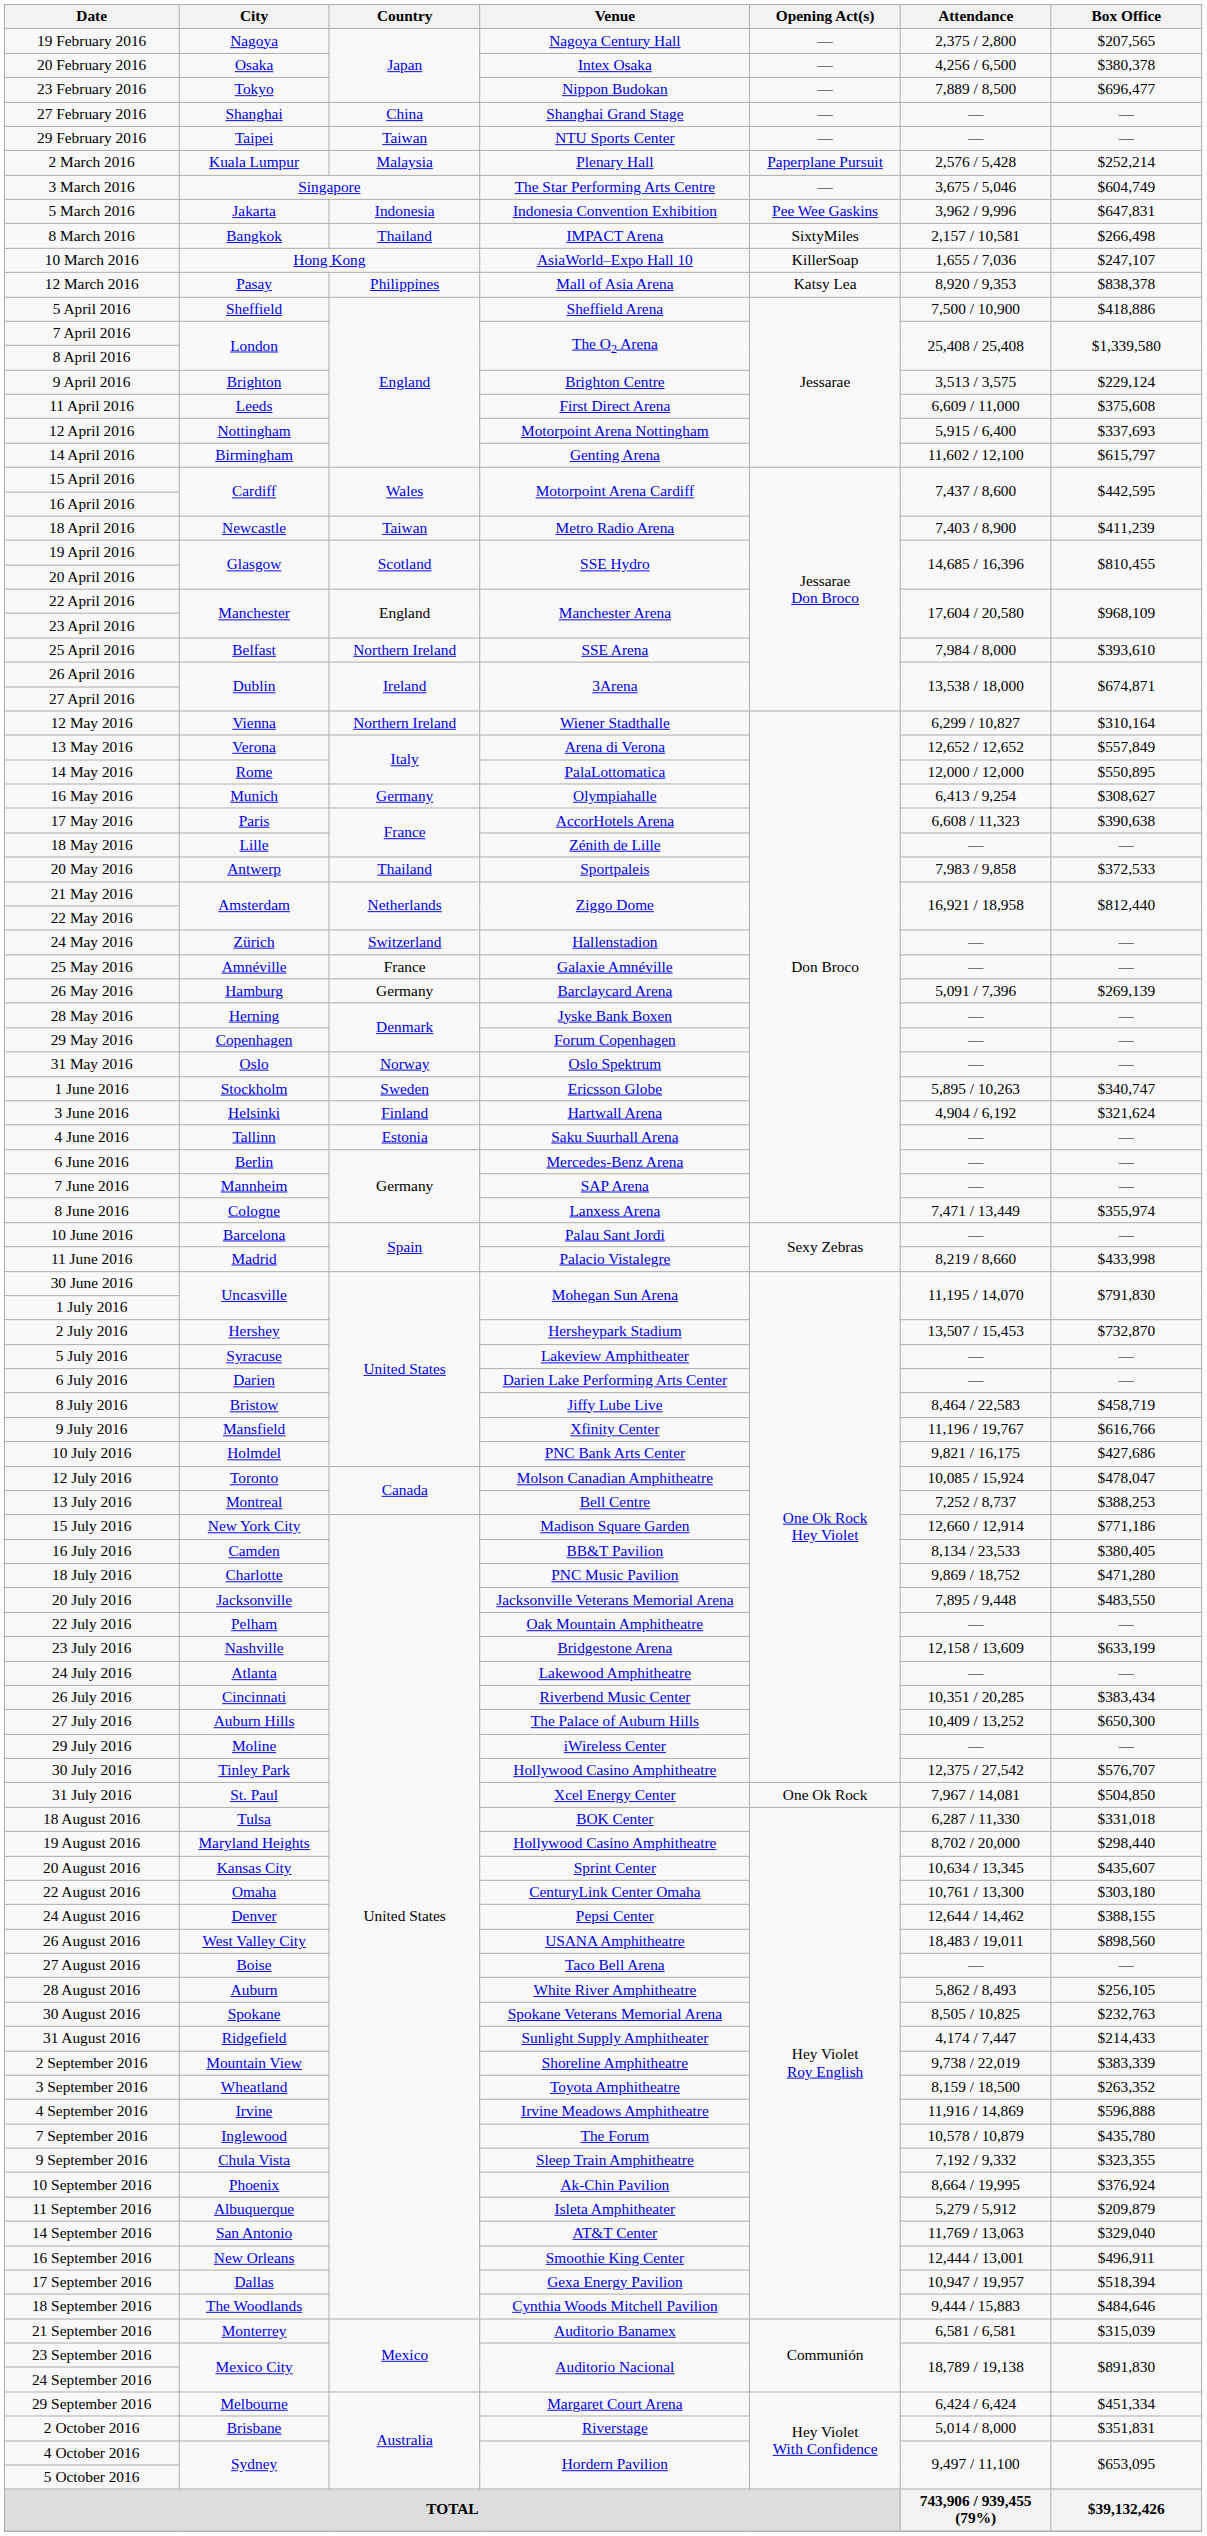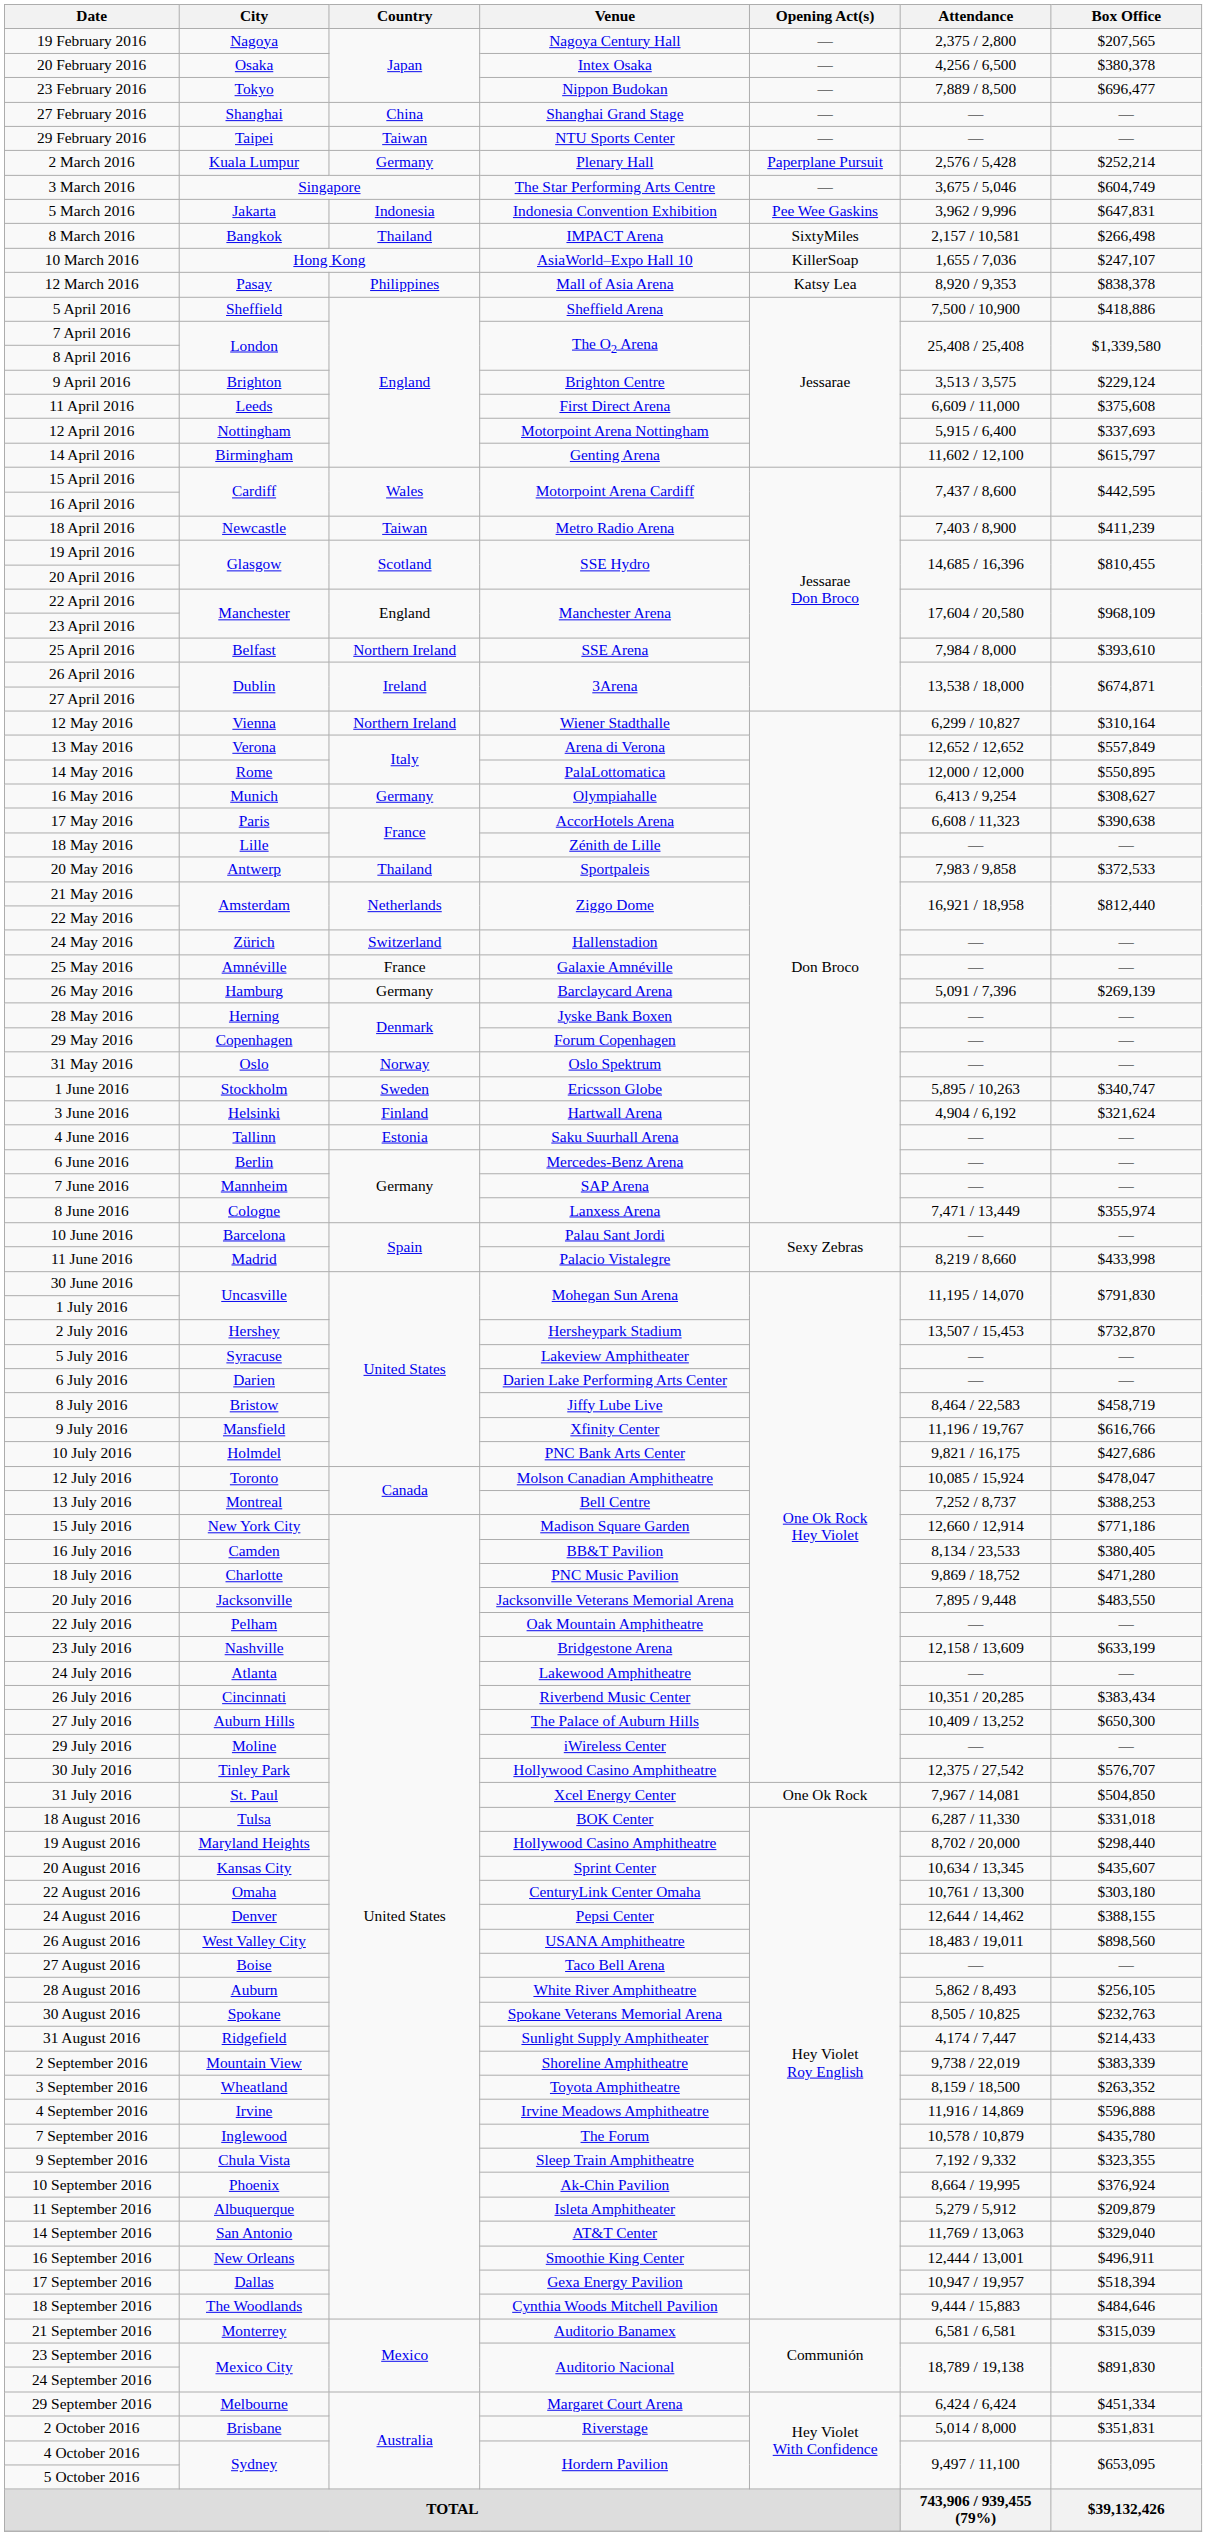(405, 162) Malaysia -> (405, 162) Germany
